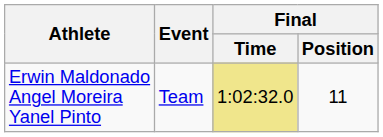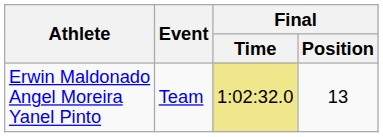(338, 98) 11 -> (338, 98) 13
